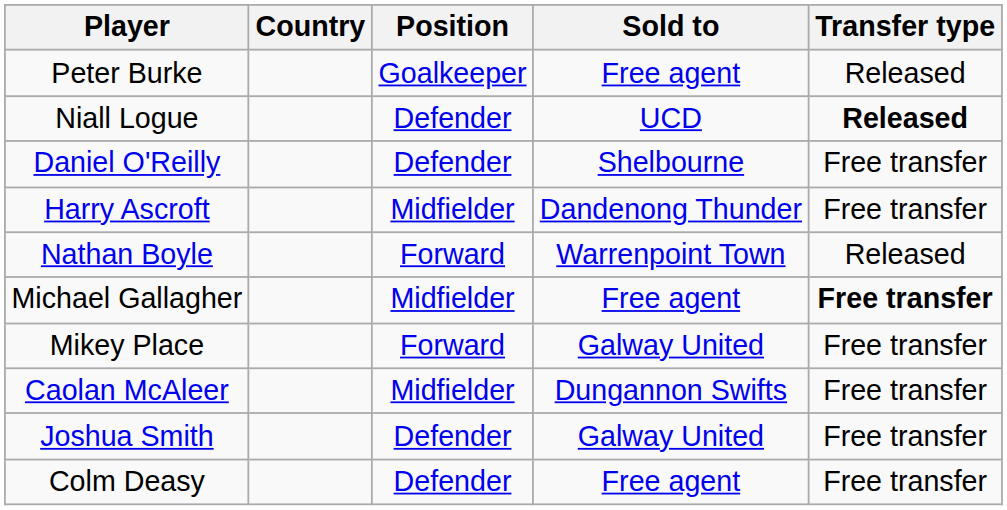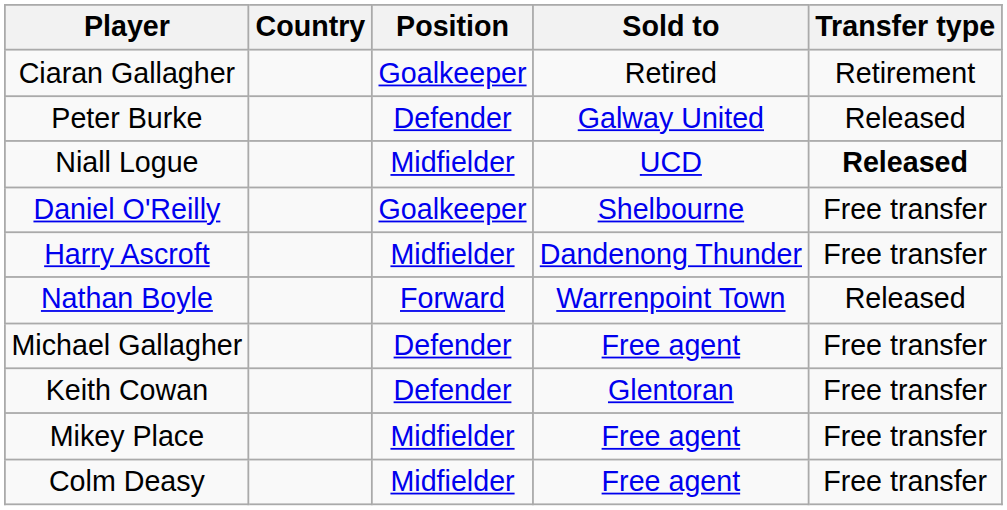+ row: (127, 72)
(453, 72) Goalkeeper -> (453, 118) Defender
(671, 72) Free agent -> (671, 118) Galway United
(453, 118) Defender -> (453, 163) Midfielder
(453, 163) Defender -> (453, 208) Goalkeeper
(453, 299) Midfielder -> (453, 345) Defender
(905, 299) bold -> (905, 345) normal
+ row: (127, 390)
(453, 345) Forward -> (453, 436) Midfielder
(671, 345) Galway United -> (671, 436) Free agent
- row: (127, 390)
- row: (127, 436)
(453, 481) Defender -> (453, 481) Midfielder
